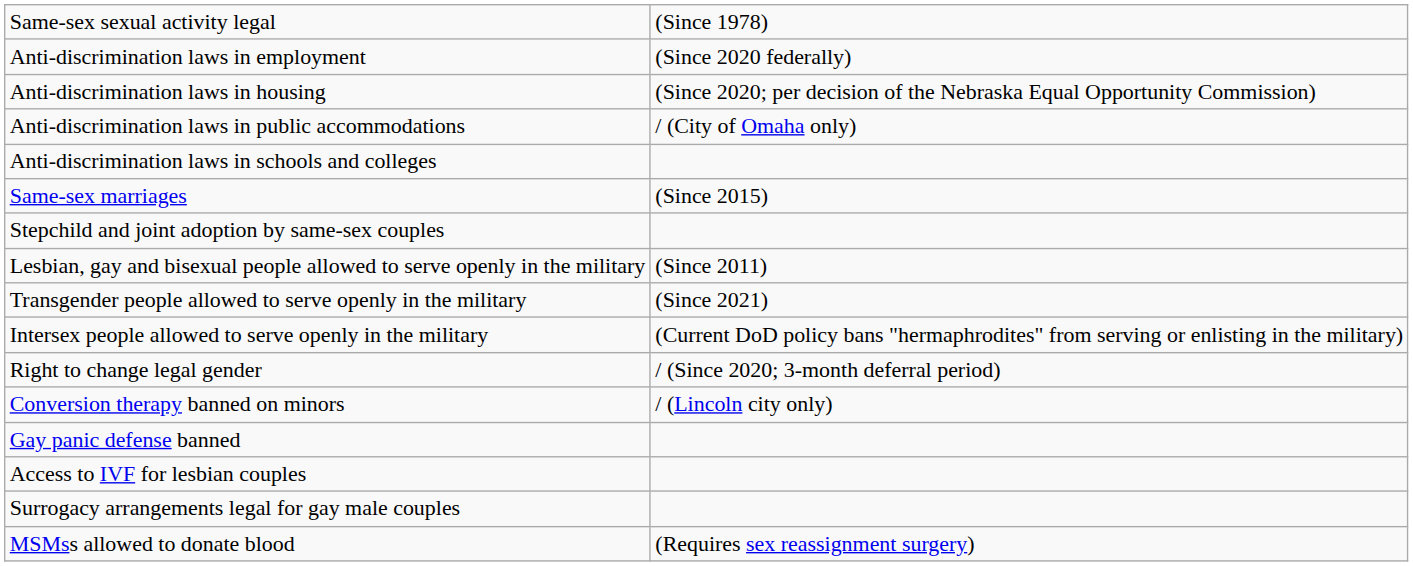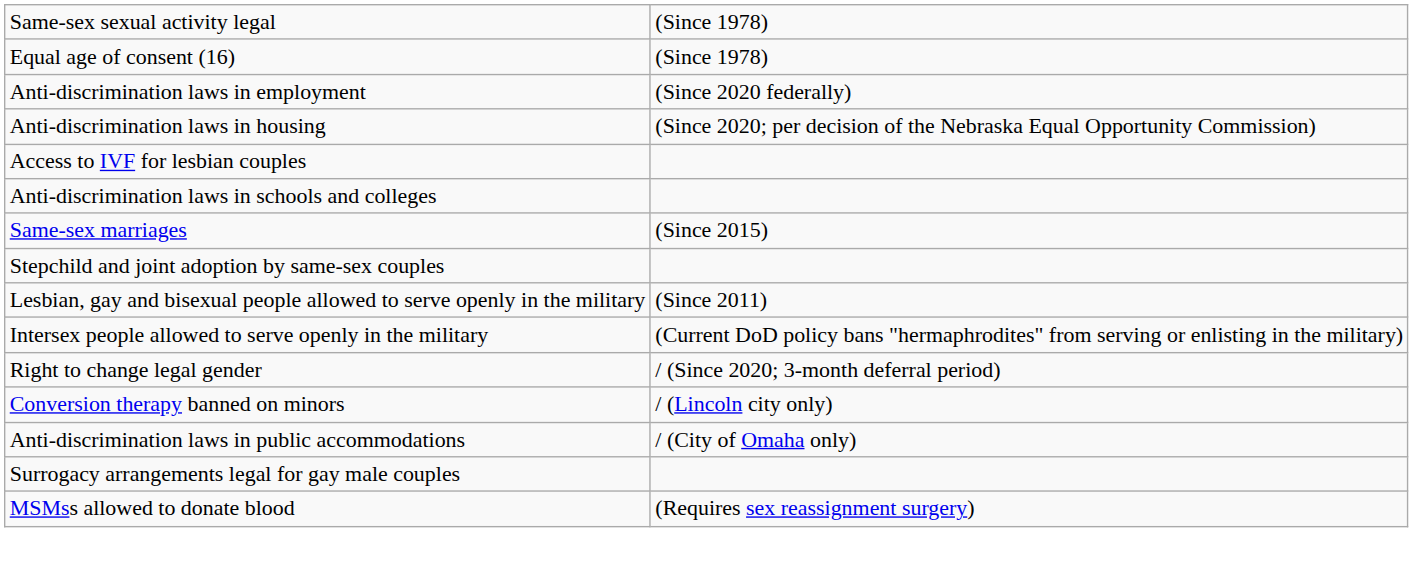+ row: (122, 56)
rows swapped: (237, 126) <-> (158, 473)
- row: (268, 299)
- row: (125, 439)
